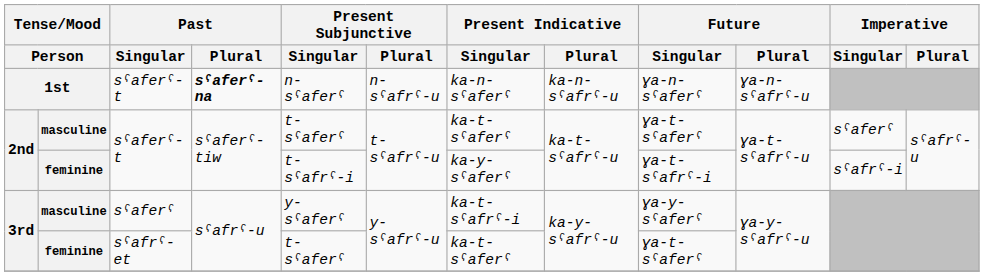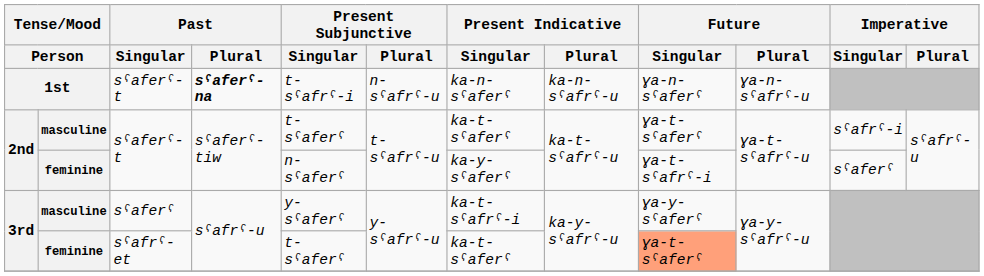(315, 89) n-sˤaferˤ -> (319, 89) t-sˤafrˤ-i
(864, 130) sˤaferˤ -> (868, 130) sˤafrˤ-i
(319, 170) t-sˤafrˤ-i -> (315, 170) n-sˤaferˤ
(868, 170) sˤafrˤ-i -> (864, 170) sˤaferˤ
(672, 251) no background -> (672, 251) lightsalmon background
